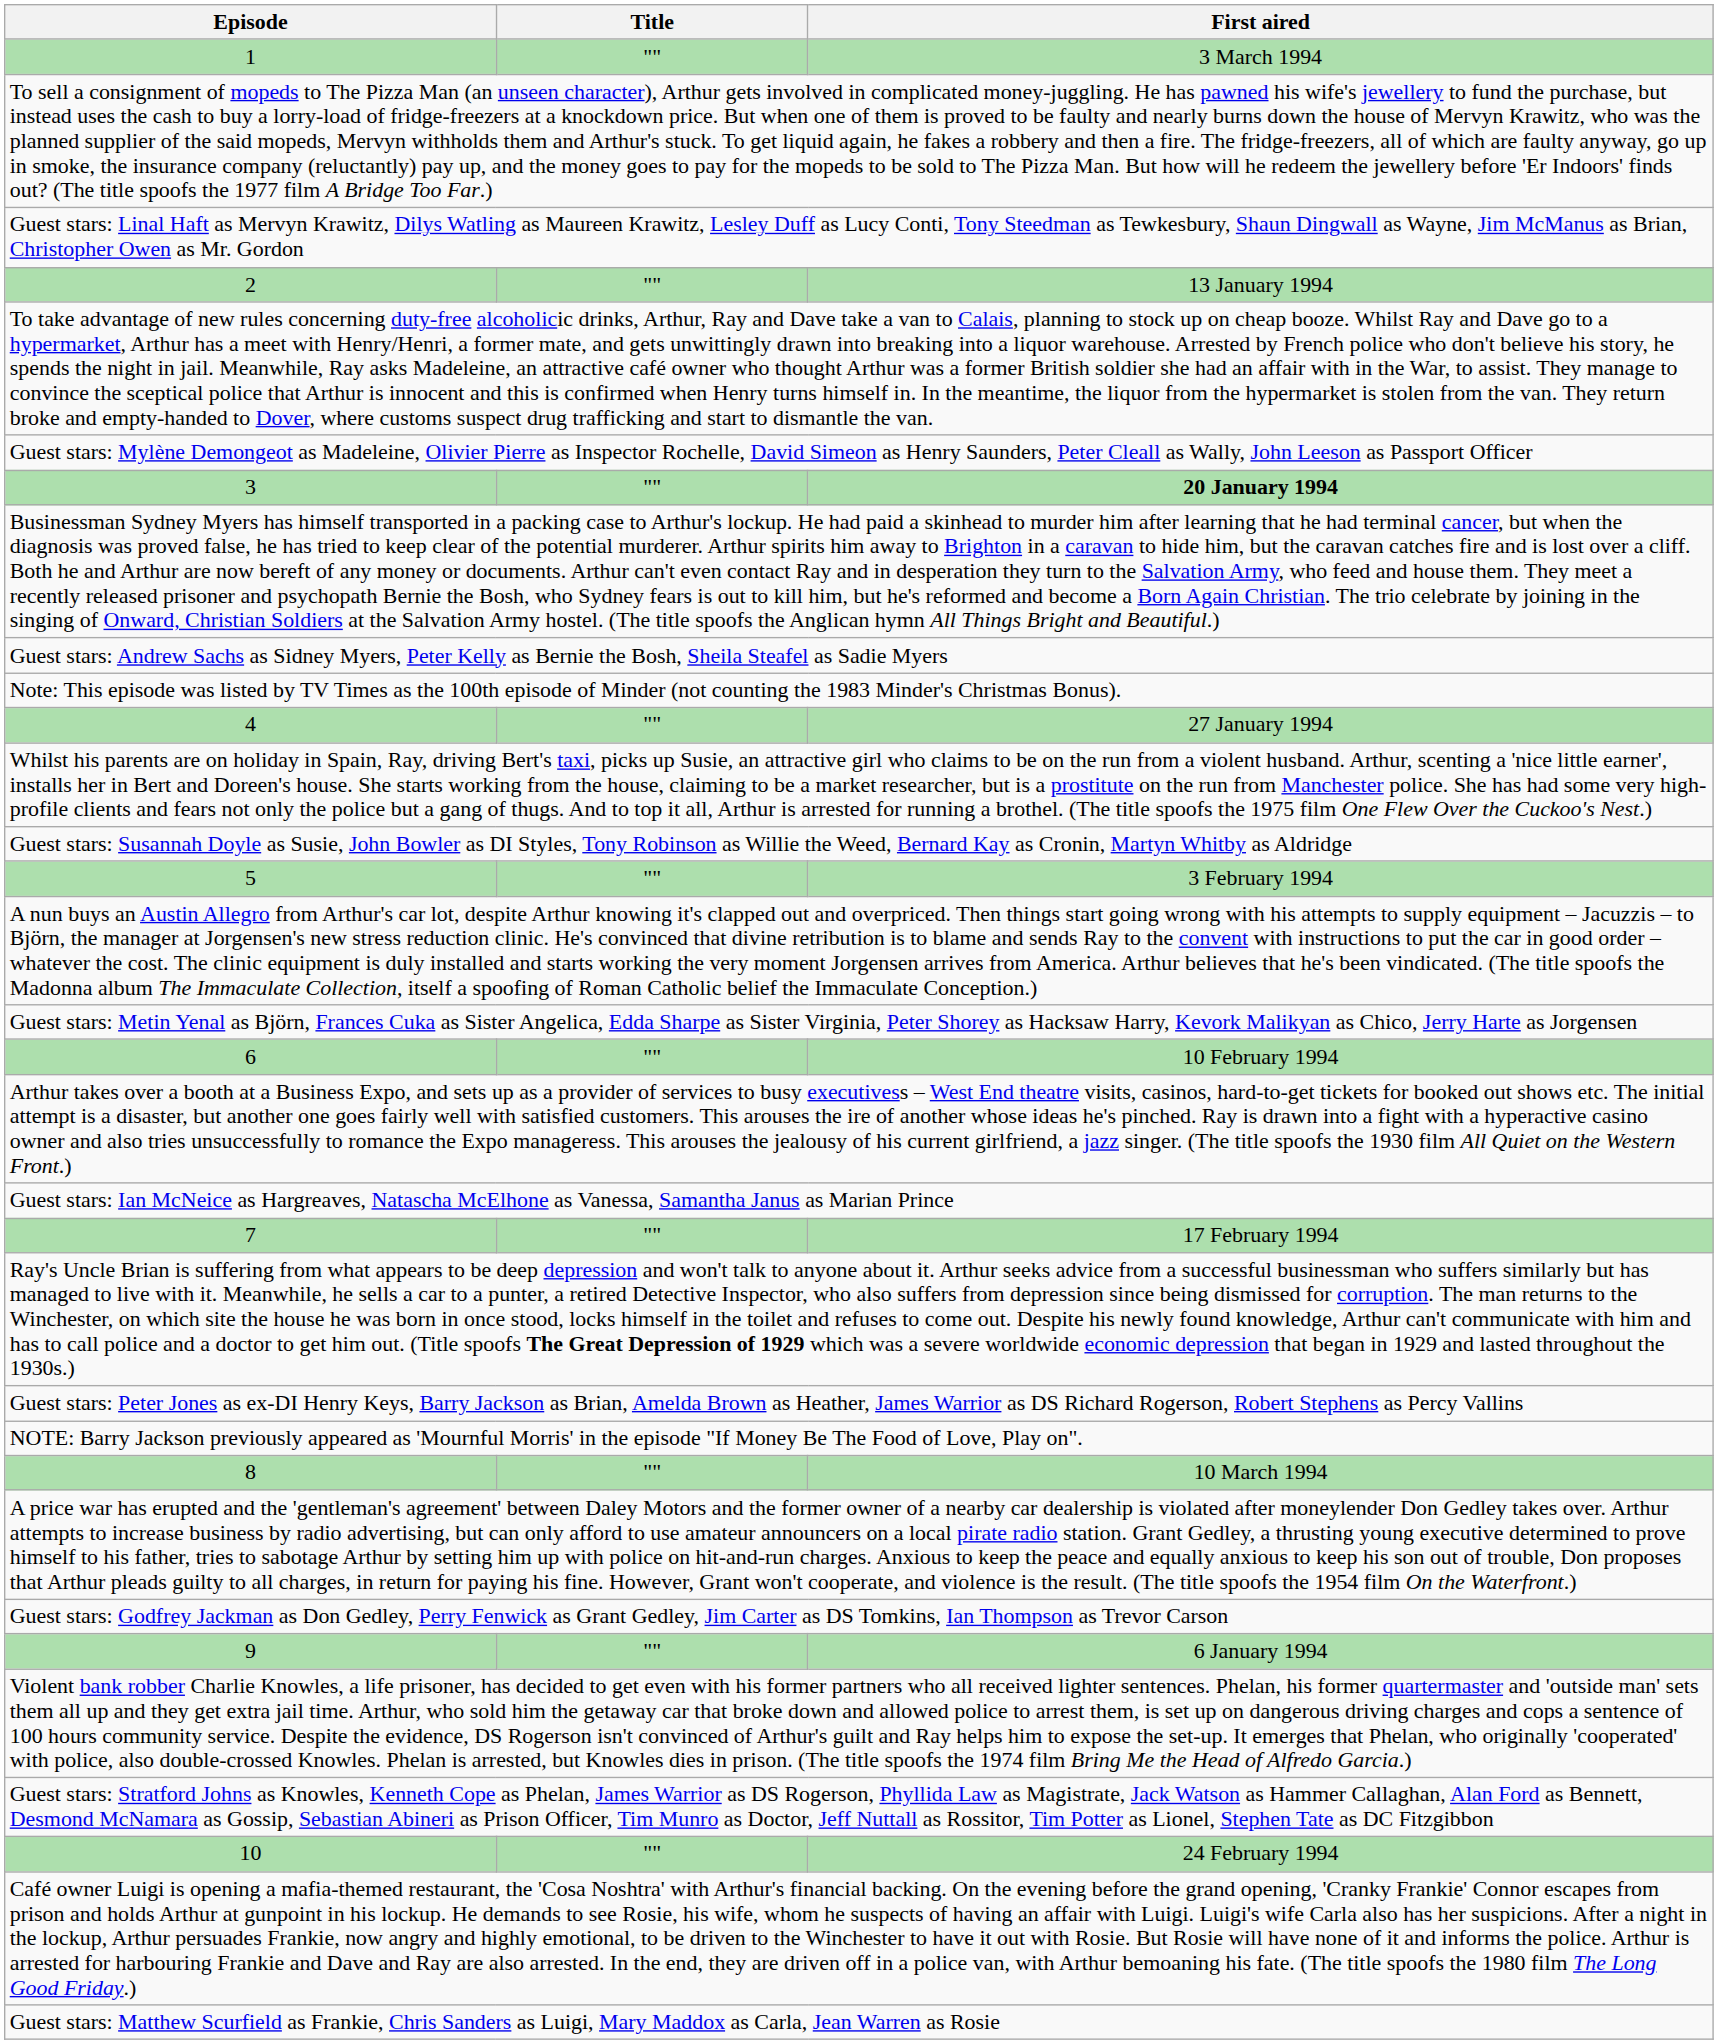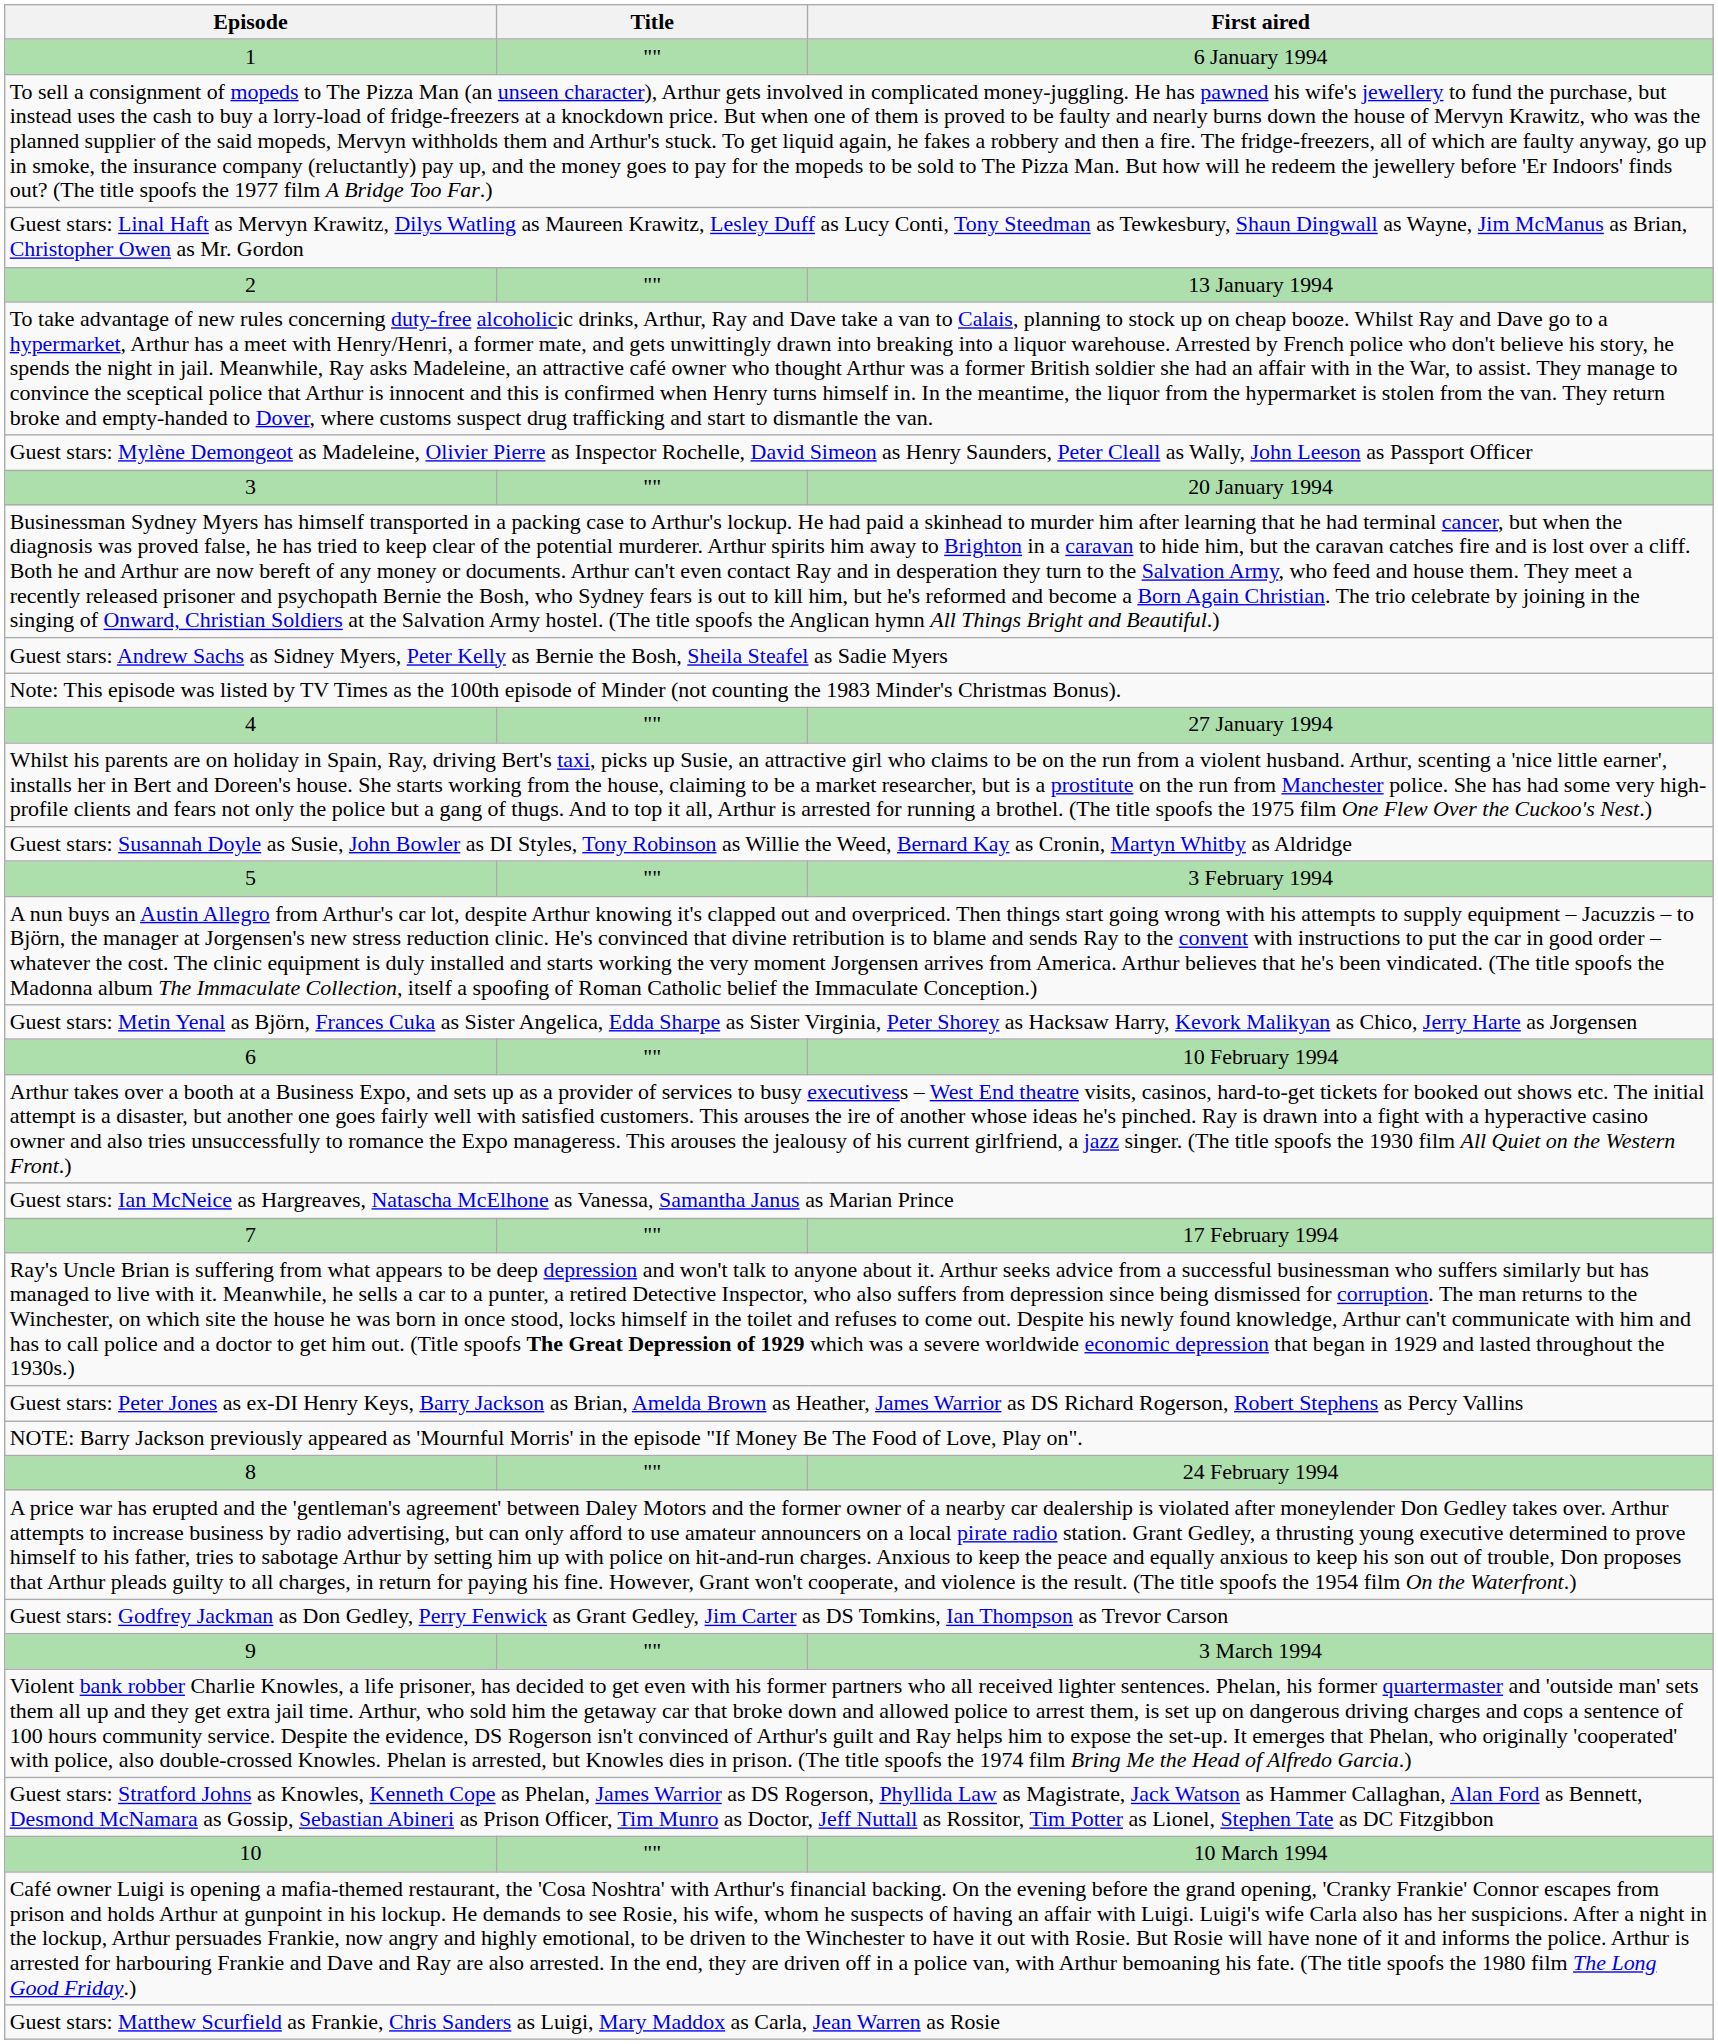(1261, 56) 3 March 1994 -> (1261, 56) 6 January 1994
(1261, 487) bold -> (1261, 487) normal
(1261, 1472) 10 March 1994 -> (1261, 1472) 24 February 1994
(1261, 1650) 6 January 1994 -> (1261, 1650) 3 March 1994
(1261, 1853) 24 February 1994 -> (1261, 1853) 10 March 1994
